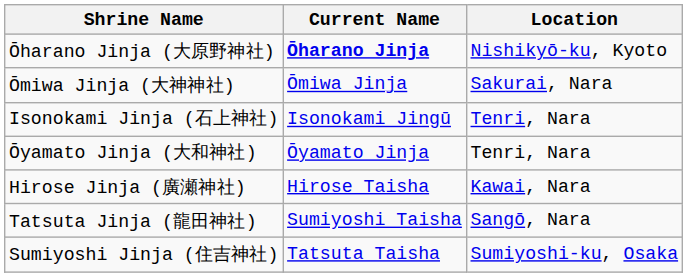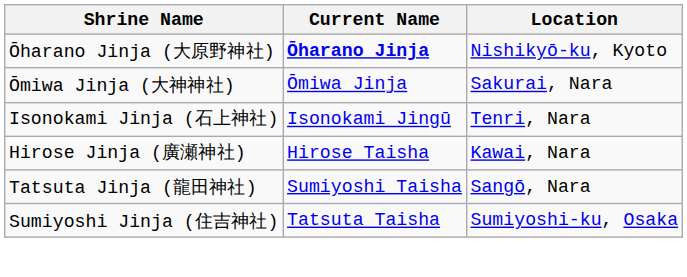- row: (133, 154)
